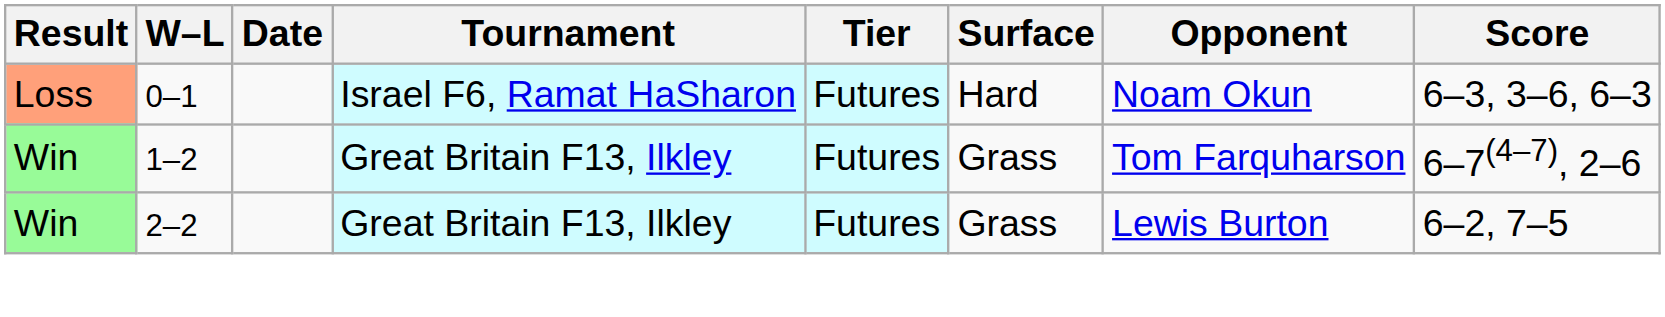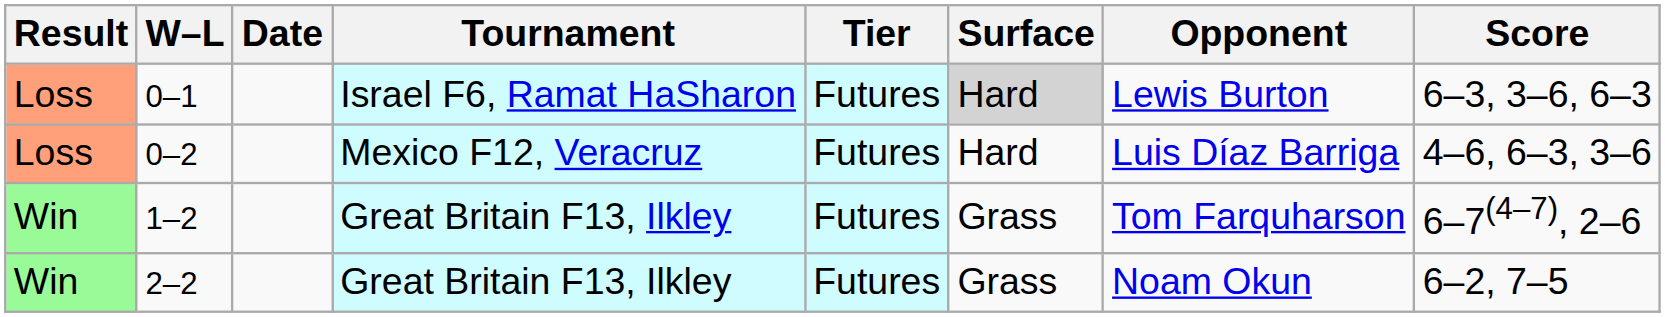(998, 93) no background -> (998, 93) lightgrey background
(1212, 93) Noam Okun -> (1220, 93) Lewis Burton
+ row: (172, 155)
(1220, 222) Lewis Burton -> (1212, 281) Noam Okun
